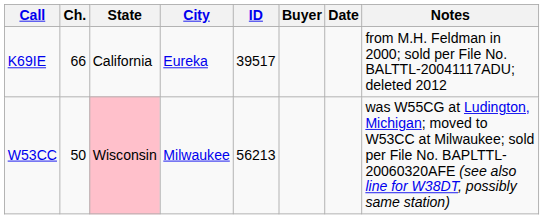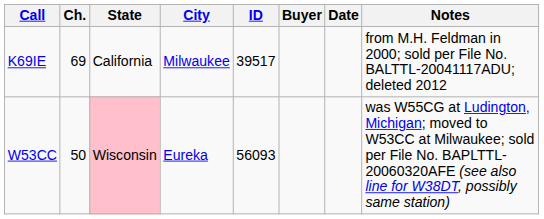(78, 61) 66 -> (78, 61) 69
(186, 61) Eureka -> (197, 61) Milwaukee
(197, 155) Milwaukee -> (186, 155) Eureka
(256, 155) 56213 -> (256, 155) 56093
